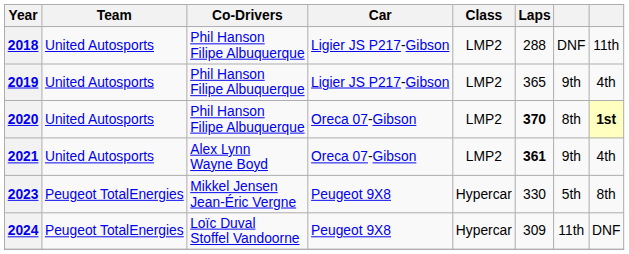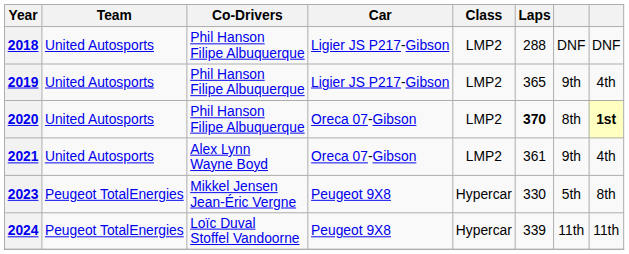(606, 45) 11th -> (606, 45) DNF
(534, 157) bold -> (534, 157) normal
(534, 231) 309 -> (534, 231) 339
(606, 231) DNF -> (606, 231) 11th
